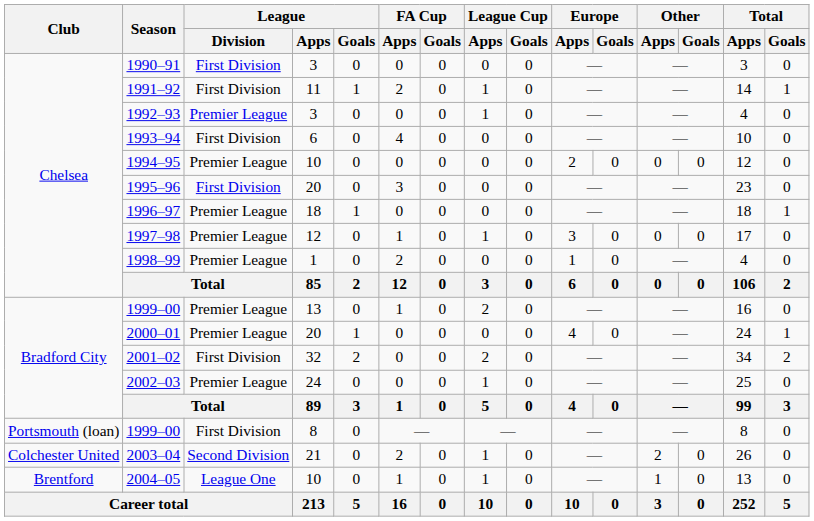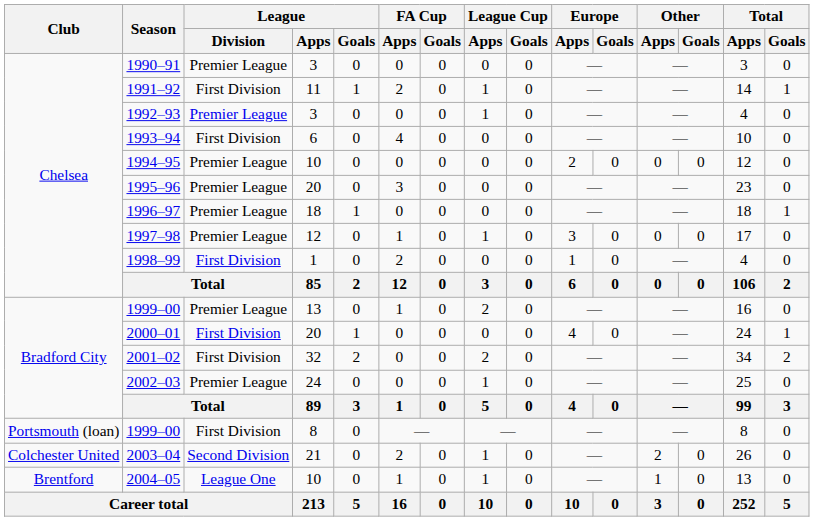(238, 65) First Division -> (238, 65) Premier League
(238, 187) First Division -> (238, 187) Premier League
(238, 260) Premier League -> (238, 260) First Division
(238, 333) Premier League -> (238, 333) First Division
